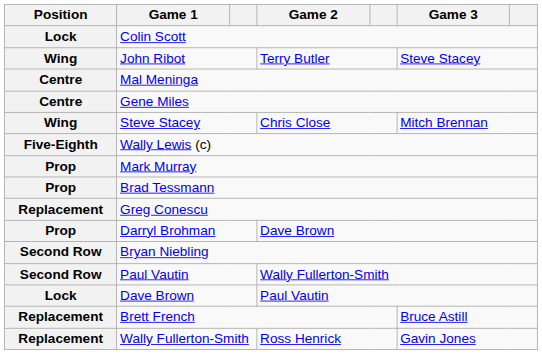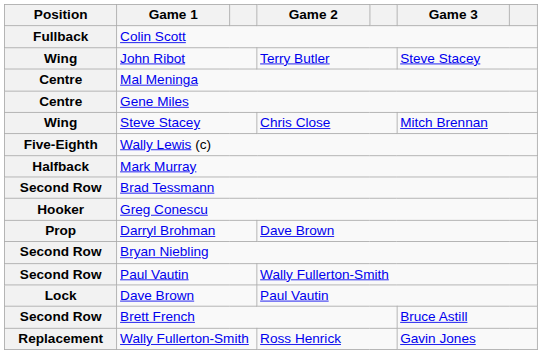(61, 36) Lock -> (61, 36) Fullback
(61, 166) Prop -> (61, 166) Halfback
(61, 187) Prop -> (61, 187) Second Row
(61, 209) Replacement -> (61, 209) Hooker
(61, 317) Replacement -> (61, 317) Second Row
